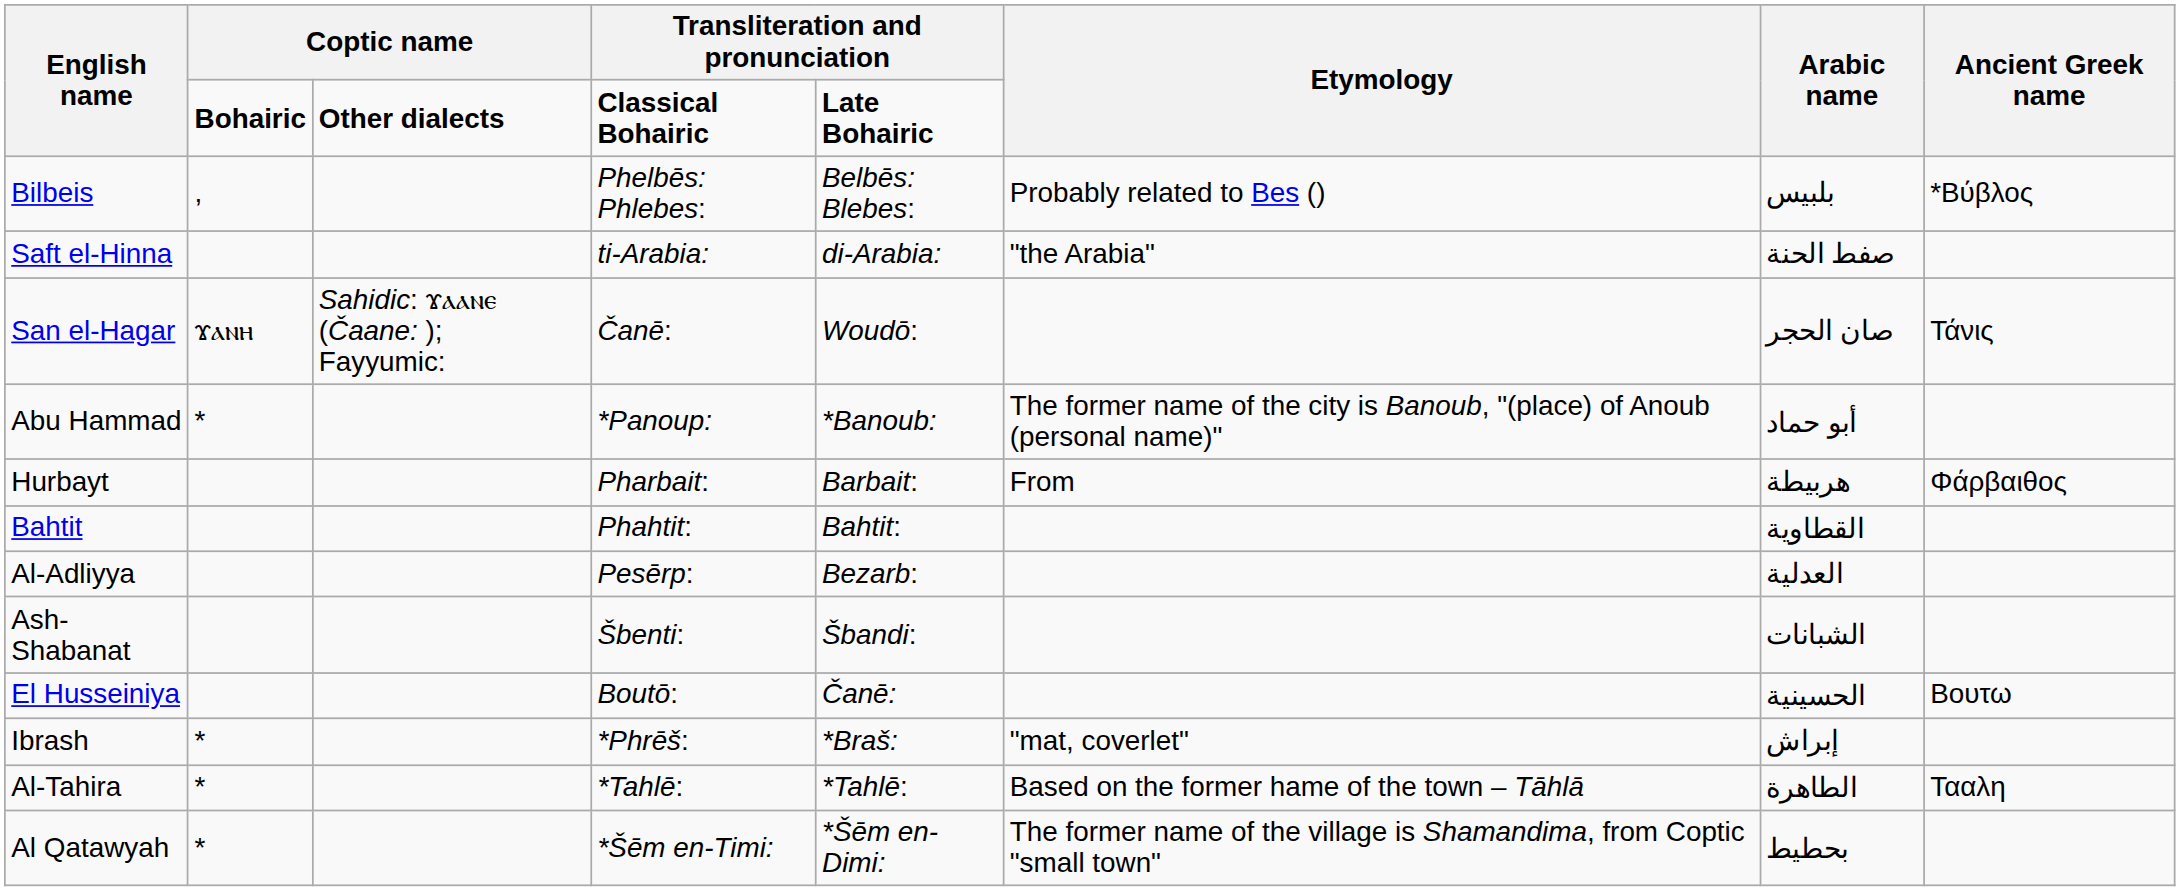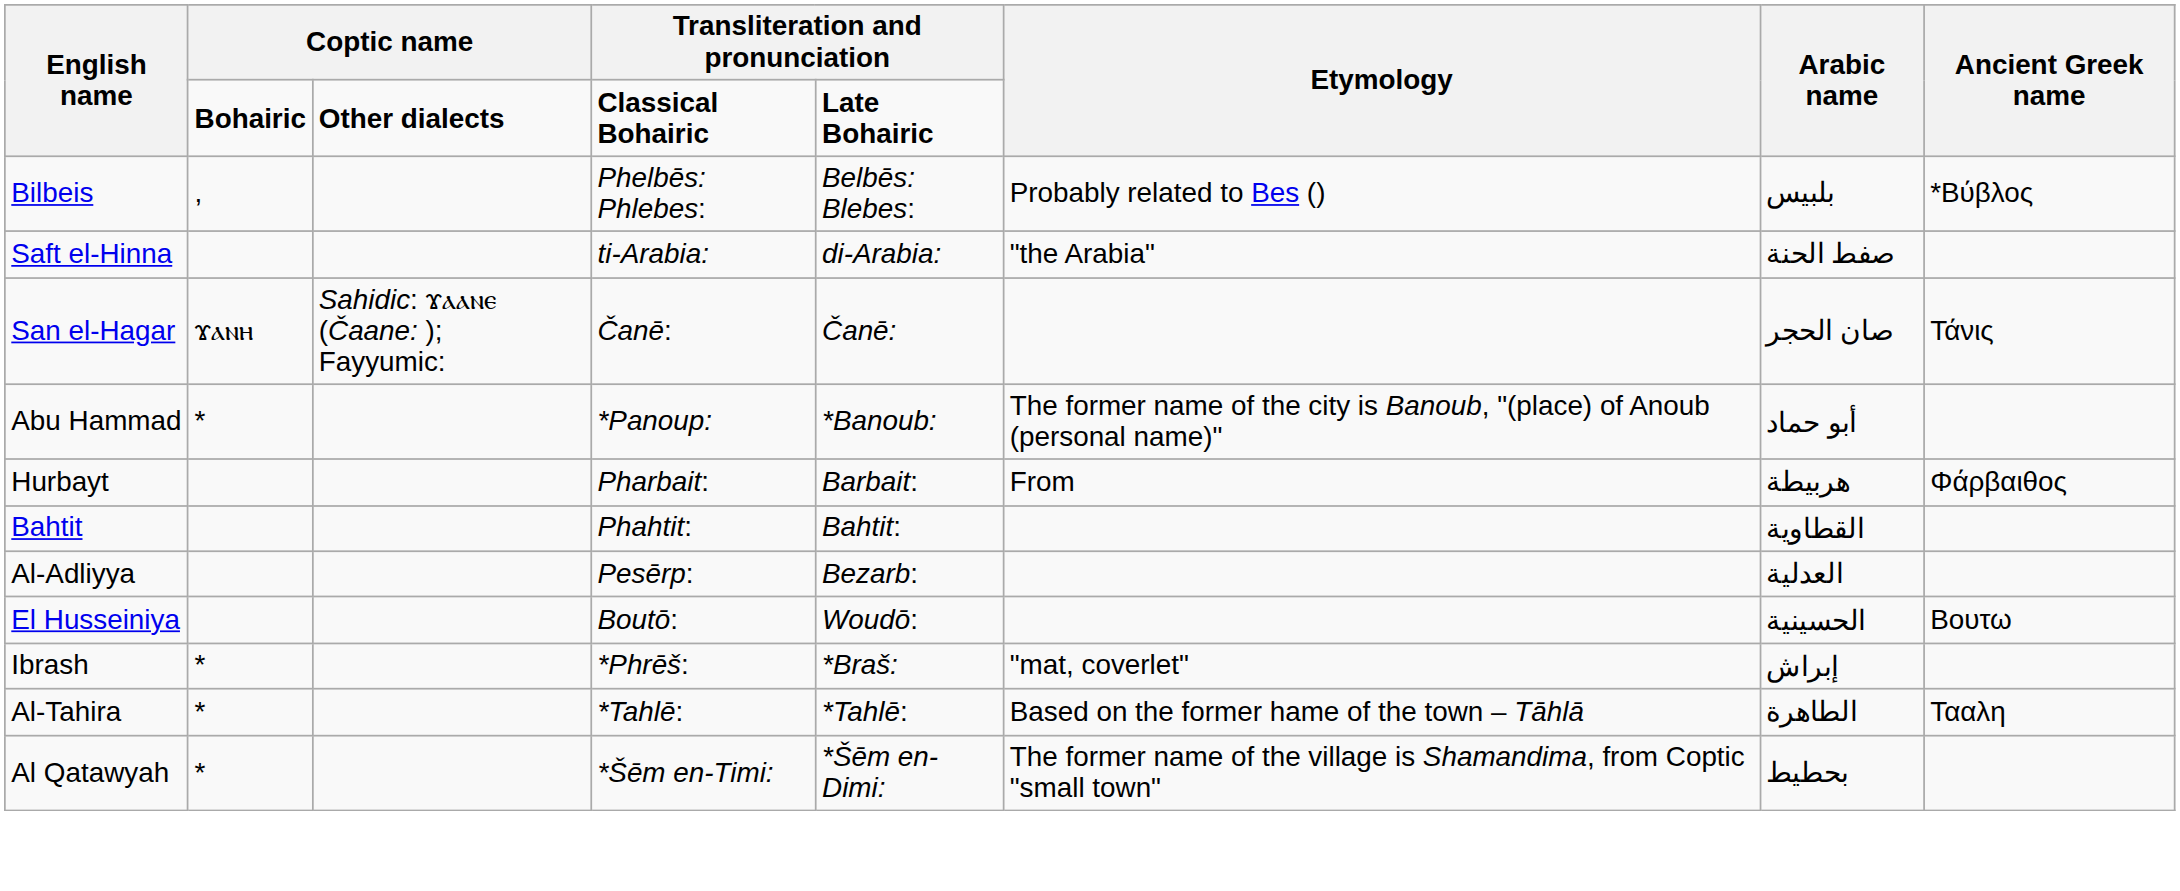(870, 330) Woudō: -> (859, 330) Čanē:
- row: (71, 634)
(859, 695) Čanē: -> (870, 619) Woudō:
